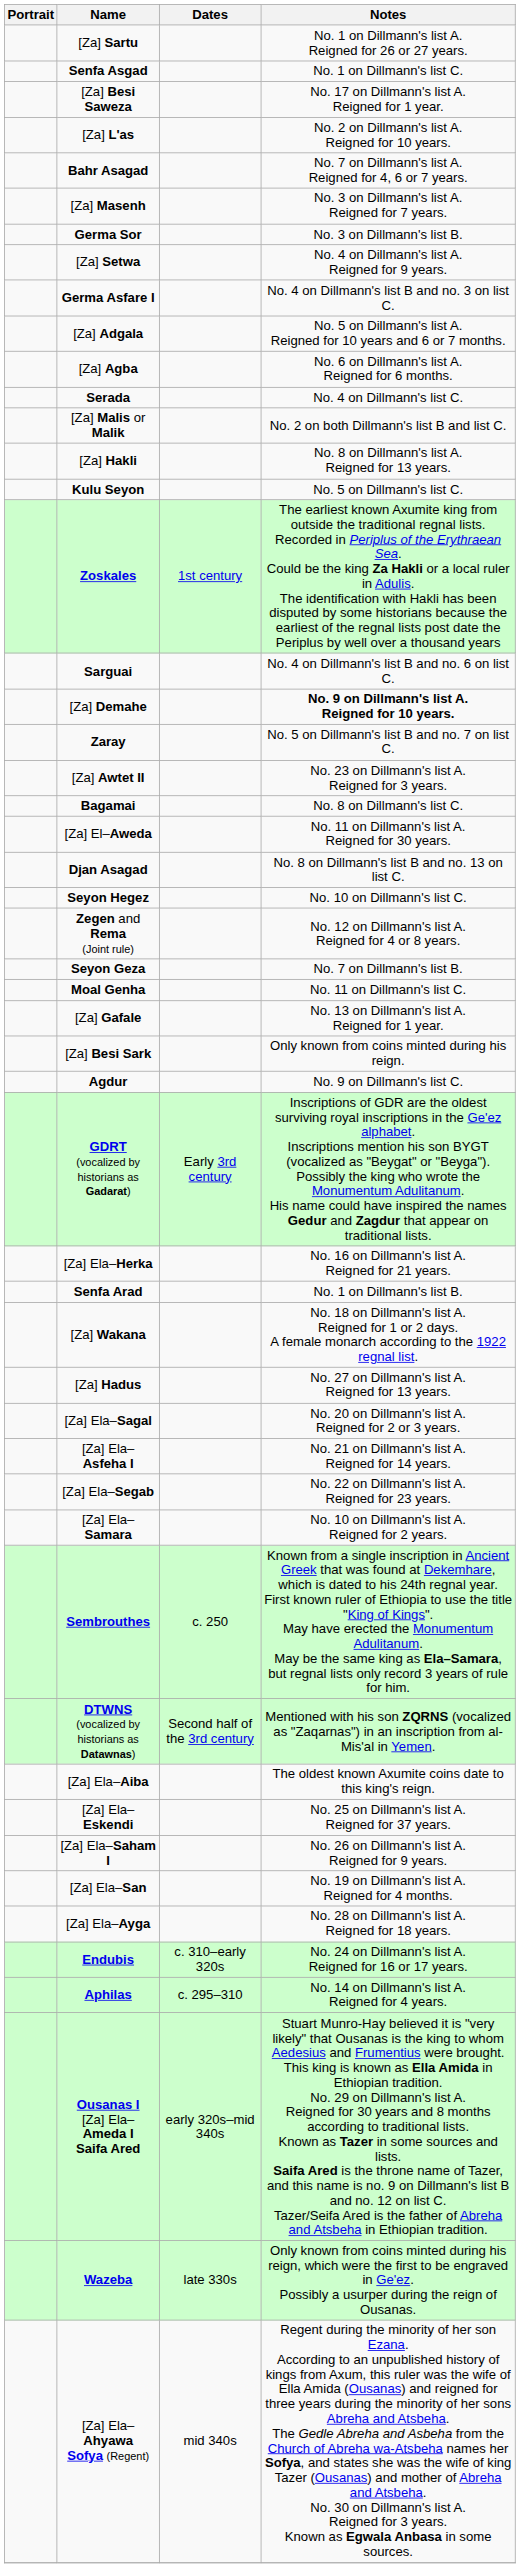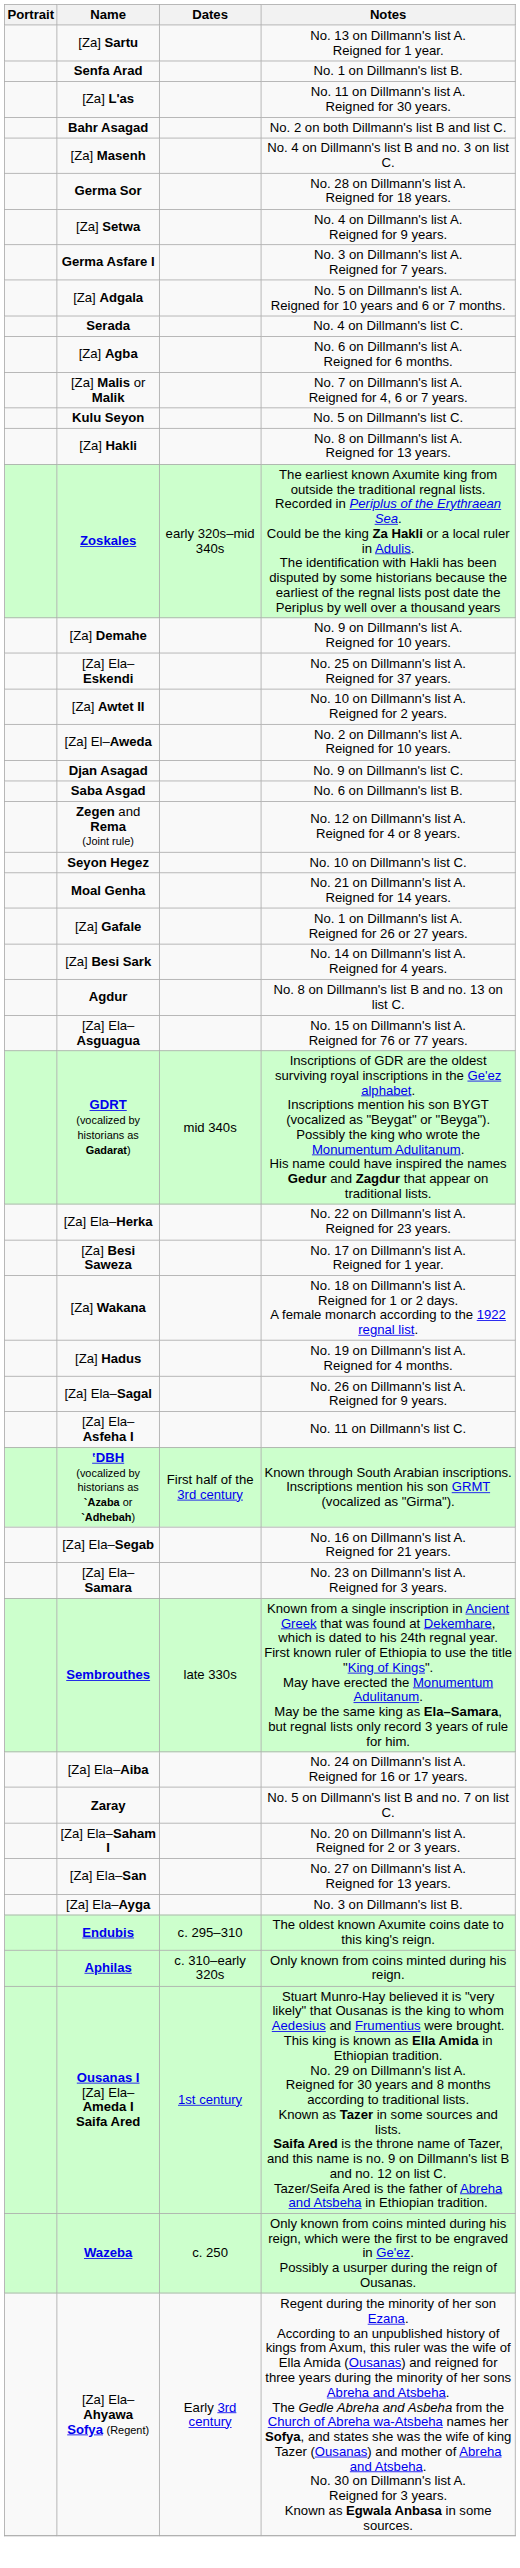(388, 43) No. 1 on Dillmann's list A. Reigned for 26 or 27 years. -> (388, 43) No. 13 on Dillmann's list A. Reigned for 1 year.
- row: (108, 71)
rows swapped: (108, 1291) <-> (108, 99)
(388, 135) No. 2 on Dillmann's list A. Reigned for 10 years. -> (388, 99) No. 11 on Dillmann's list A. Reigned for 30 years.
(388, 170) No. 7 on Dillmann's list A. Reigned for 4, 6 or 7 years. -> (388, 127) No. 2 on both Dillmann's list B and list C.
(388, 206) No. 3 on Dillmann's list A. Reigned for 7 years. -> (388, 155) No. 4 on Dillmann's list B and no. 3 on list C.
(388, 234) No. 3 on Dillmann's list B. -> (388, 191) No. 28 on Dillmann's list A. Reigned for 18 years.
(388, 298) No. 4 on Dillmann's list B and no. 3 on list C. -> (388, 262) No. 3 on Dillmann's list A. Reigned for 7 years.
rows swapped: (108, 369) <-> (108, 397)
(388, 425) No. 2 on both Dillmann's list B and list C. -> (388, 390) No. 7 on Dillmann's list A. Reigned for 4, 6 or 7 years.
rows swapped: (108, 489) <-> (108, 461)
(210, 576) 1st century -> (210, 541) early 320s–mid 340s
- row: (108, 671)
(388, 706) bold -> (388, 635) normal
rows swapped: (108, 742) <-> (108, 1817)
(388, 777) No. 23 on Dillmann's list A. Reigned for 3 years. -> (388, 706) No. 10 on Dillmann's list A. Reigned for 2 years.
- row: (108, 806)
(388, 834) No. 11 on Dillmann's list A. Reigned for 30 years. -> (388, 742) No. 2 on Dillmann's list A. Reigned for 10 years.
(388, 869) No. 8 on Dillmann's list B and no. 13 on list C. -> (388, 770) No. 9 on Dillmann's list C.
+ row: (108, 791)
rows swapped: (108, 933) <-> (108, 898)
- row: (108, 969)
(388, 989) No. 11 on Dillmann's list C. -> (388, 890) No. 21 on Dillmann's list A. Reigned for 14 years.
(388, 1018) No. 13 on Dillmann's list A. Reigned for 1 year. -> (388, 926) No. 1 on Dillmann's list A. Reigned for 26 or 27 years.
(388, 1053) Only known from coins minted during his reign. -> (388, 961) No. 14 on Dillmann's list A. Reigned for 4 years.
(388, 1081) No. 9 on Dillmann's list C. -> (388, 997) No. 8 on Dillmann's list B and no. 13 on list C.
+ row: (108, 1032)
(210, 1169) Early 3rd century -> (210, 1127) mid 340s
(388, 1263) No. 16 on Dillmann's list A. Reigned for 21 years. -> (388, 1222) No. 22 on Dillmann's list A. Reigned for 23 years.
(388, 1385) No. 27 on Dillmann's list A. Reigned for 13 years. -> (388, 1358) No. 19 on Dillmann's list A. Reigned for 4 months.
(388, 1420) No. 20 on Dillmann's list A. Reigned for 2 or 3 years. -> (388, 1393) No. 26 on Dillmann's list A. Reigned for 9 years.
(388, 1456) No. 21 on Dillmann's list A. Reigned for 14 years. -> (388, 1429) No. 11 on Dillmann's list C.
+ row: (108, 1487)
(388, 1491) No. 22 on Dillmann's list A. Reigned for 23 years. -> (388, 1544) No. 16 on Dillmann's list A. Reigned for 21 years.
(388, 1527) No. 10 on Dillmann's list A. Reigned for 2 years. -> (388, 1580) No. 23 on Dillmann's list A. Reigned for 3 years.
(210, 1622) c. 250 -> (210, 1675) late 330s
- row: (108, 1731)
(388, 1781) The oldest known Axumite coins date to this king's reign. -> (388, 1769) No. 24 on Dillmann's list A. Reigned for 16 or 17 years.
(388, 1852) No. 26 on Dillmann's list A. Reigned for 9 years. -> (388, 1840) No. 20 on Dillmann's list A. Reigned for 2 or 3 years.
(388, 1888) No. 19 on Dillmann's list A. Reigned for 4 months. -> (388, 1876) No. 27 on Dillmann's list A. Reigned for 13 years.
(388, 1924) No. 28 on Dillmann's list A. Reigned for 18 years. -> (388, 1904) No. 3 on Dillmann's list B.
(210, 1959) c. 310–early 320s -> (210, 1932) c. 295–310
(388, 1959) No. 24 on Dillmann's list A. Reigned for 16 or 17 years. -> (388, 1932) The oldest known Axumite coins date to this king's reign.
(210, 1995) c. 295–310 -> (210, 1968) c. 310–early 320s
(388, 1995) No. 14 on Dillmann's list A. Reigned for 4 years. -> (388, 1968) Only known from coins minted during his reign.
(210, 2126) early 320s–mid 340s -> (210, 2099) 1st century
(210, 2280) late 330s -> (210, 2253) c. 250
(210, 2441) mid 340s -> (210, 2414) Early 3rd century
